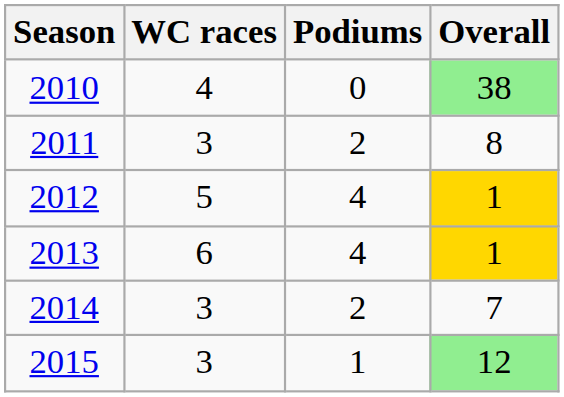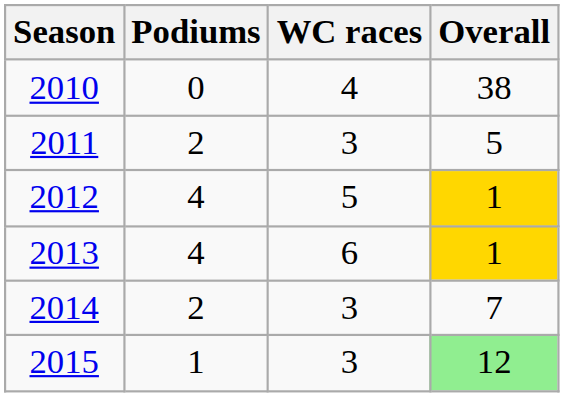columns swapped: (204, 32) <-> (358, 32)
(494, 87) lightgreen background -> (494, 87) no background
(494, 142) 8 -> (494, 142) 5
